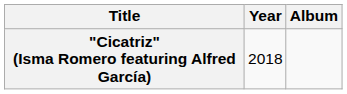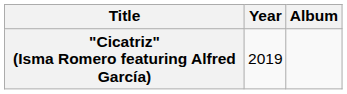(265, 58) 2018 -> (265, 58) 2019
